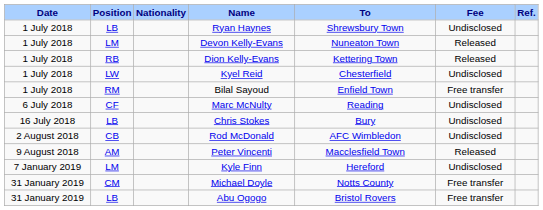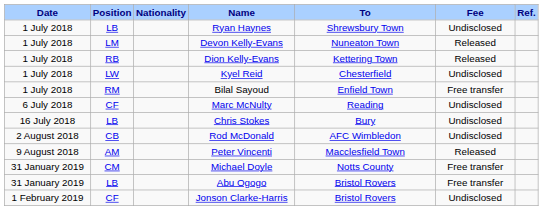- row: (242, 167)
+ row: (242, 198)
